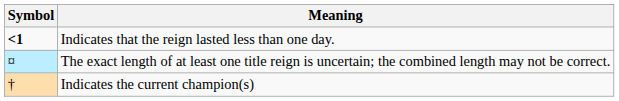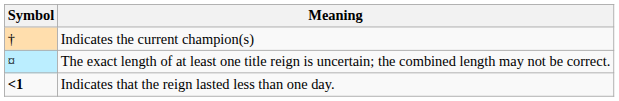rows swapped: (157, 84) <-> (198, 38)
